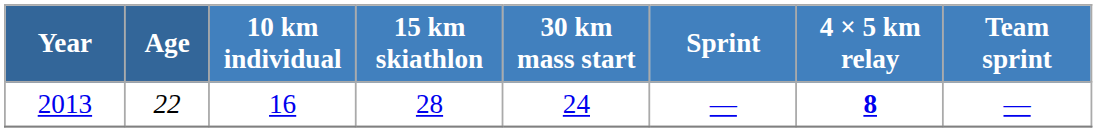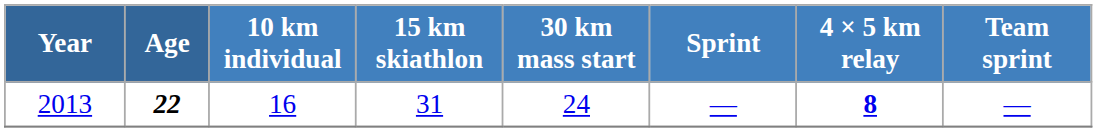(167, 104) normal -> (167, 104) bold
(430, 104) 28 -> (430, 104) 31
